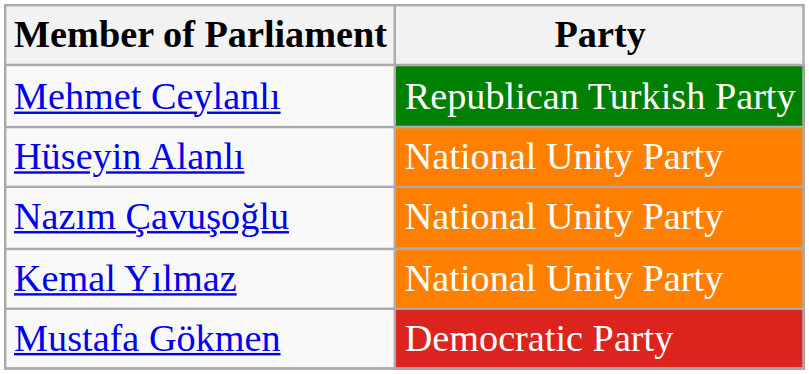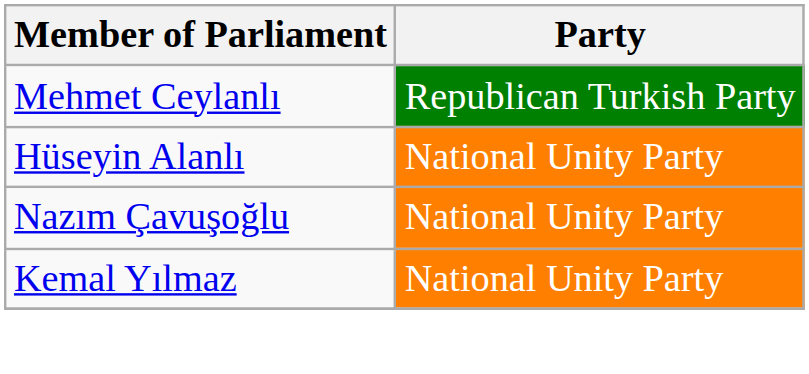- row: (147, 338)
